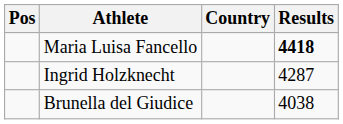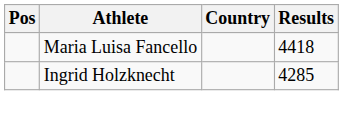(296, 47) bold -> (296, 47) normal
(296, 75) 4287 -> (296, 75) 4285
- row: (118, 103)
